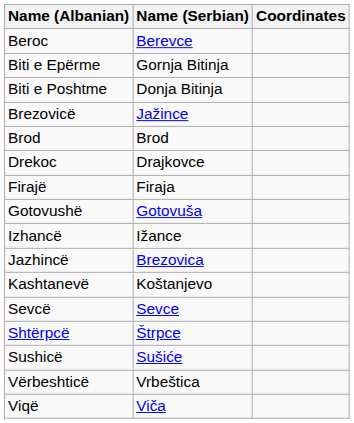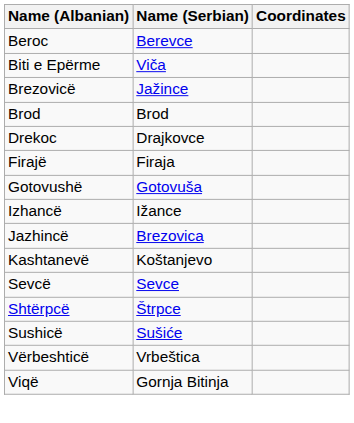(182, 65) Gornja Bitinja -> (151, 65) Viča
- row: (58, 89)
(151, 406) Viča -> (182, 382) Gornja Bitinja
